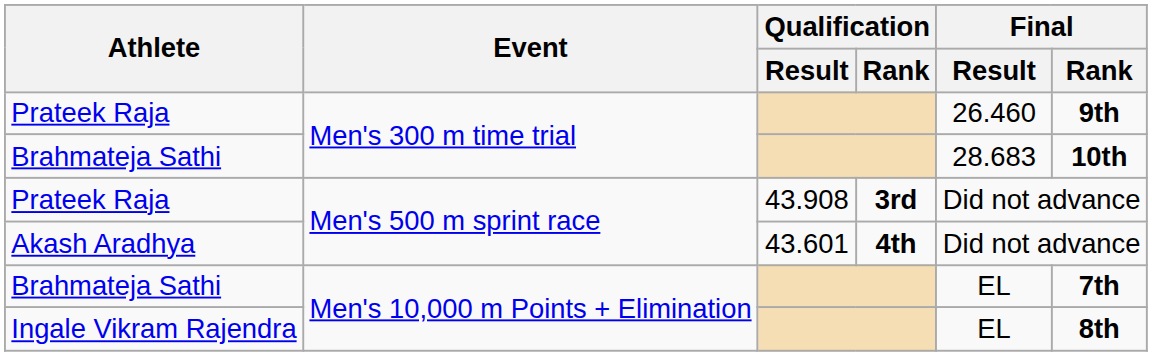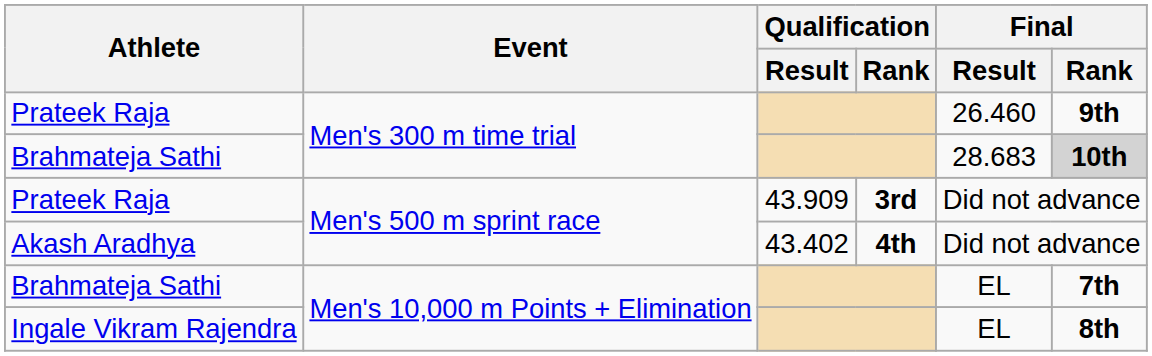(1099, 157) no background -> (1099, 157) lightgrey background
(807, 200) 43.908 -> (807, 200) 43.909
(807, 243) 43.601 -> (807, 243) 43.402
